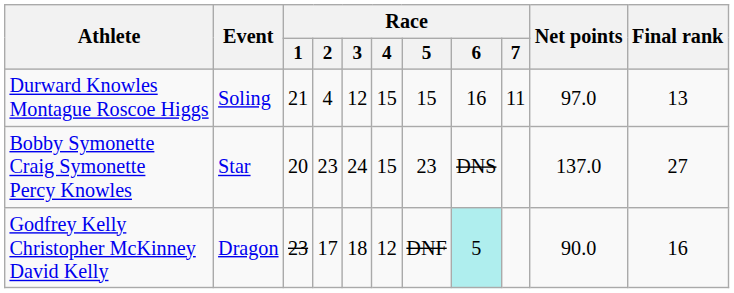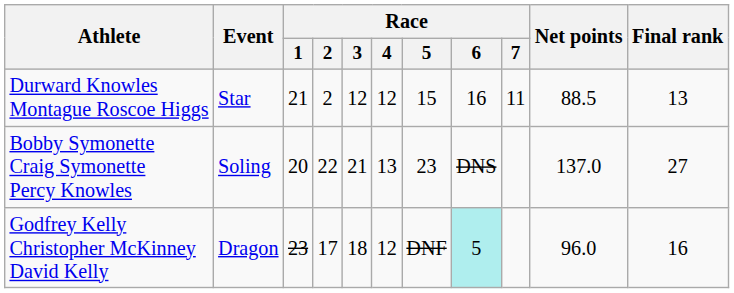(244, 98) Soling -> (234, 98) Star
(328, 98) 4 -> (328, 98) 2
(387, 98) 15 -> (387, 98) 12
(579, 98) 97.0 -> (579, 98) 88.5
(234, 167) Star -> (244, 167) Soling
(328, 167) 23 -> (328, 167) 22
(357, 167) 24 -> (357, 167) 21
(387, 167) 15 -> (387, 167) 13
(579, 247) 90.0 -> (579, 247) 96.0
